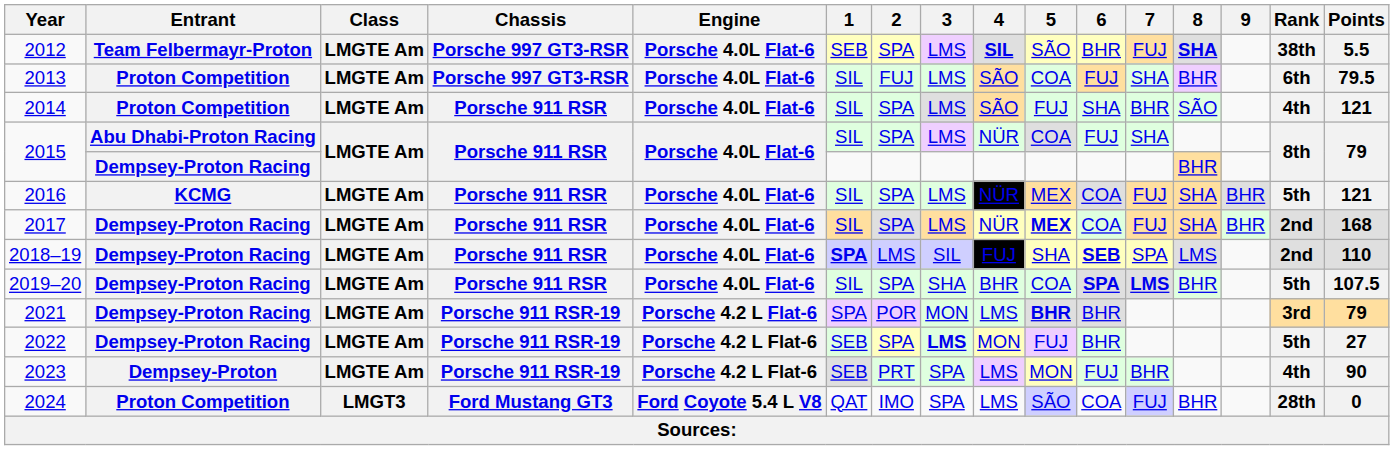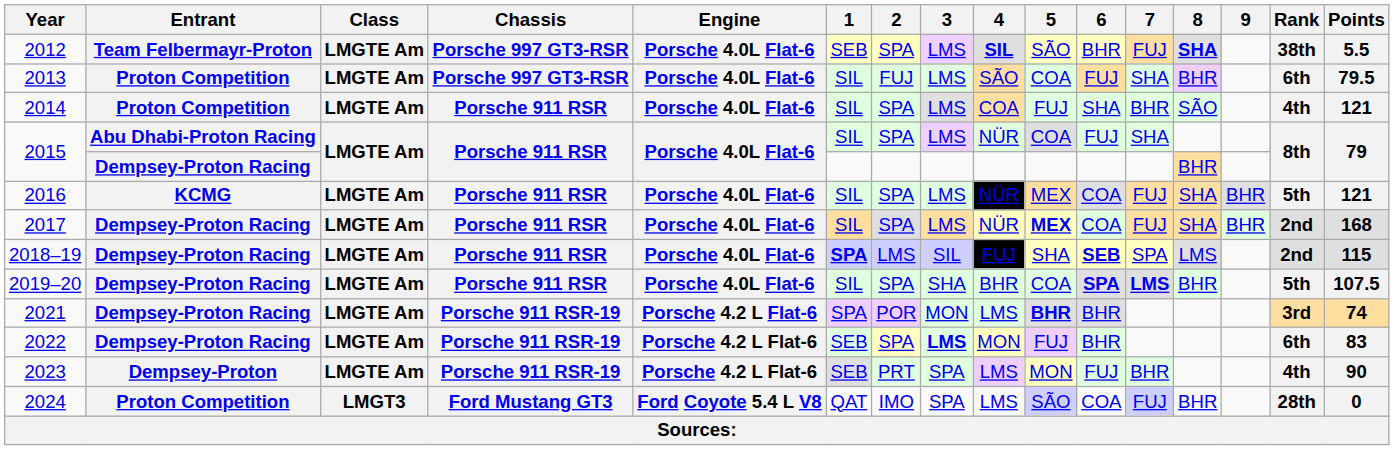(999, 108) SÃO -> (999, 108) COA
(1356, 254) 110 -> (1356, 254) 115
(1356, 313) 79 -> (1356, 313) 74
(1297, 343) 5th -> (1297, 343) 6th
(1356, 343) 27 -> (1356, 343) 83
